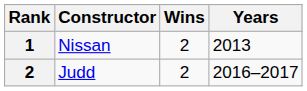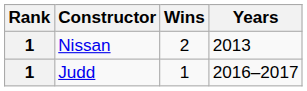(29, 72) 2 -> (29, 72) 1
(184, 72) 2 -> (184, 72) 1
